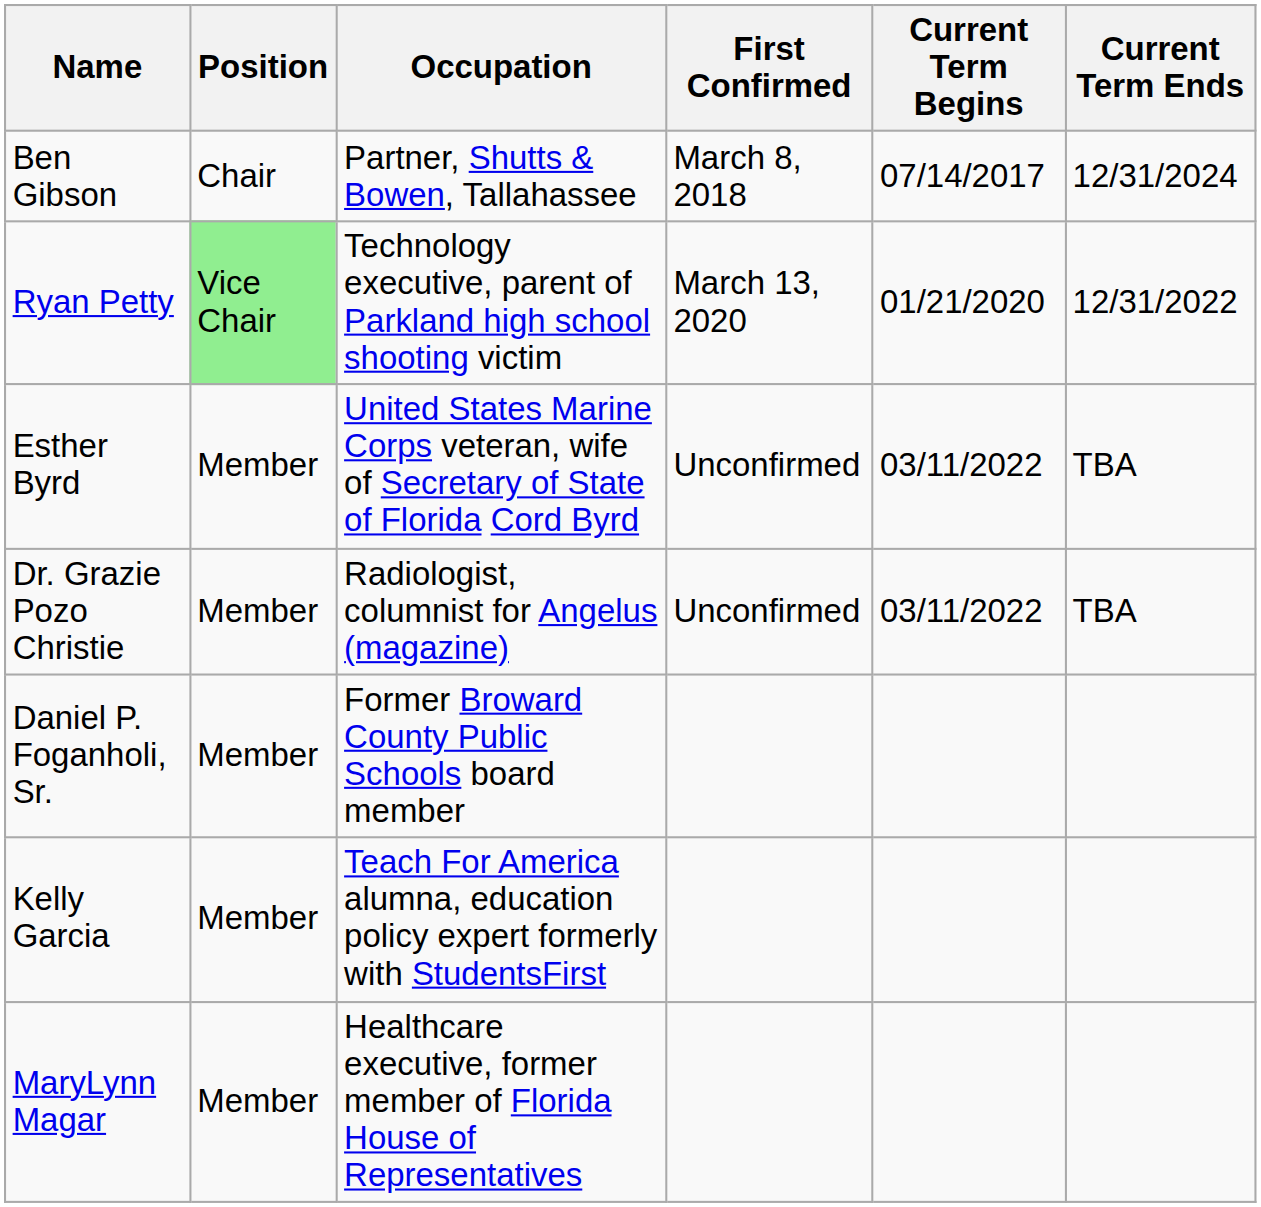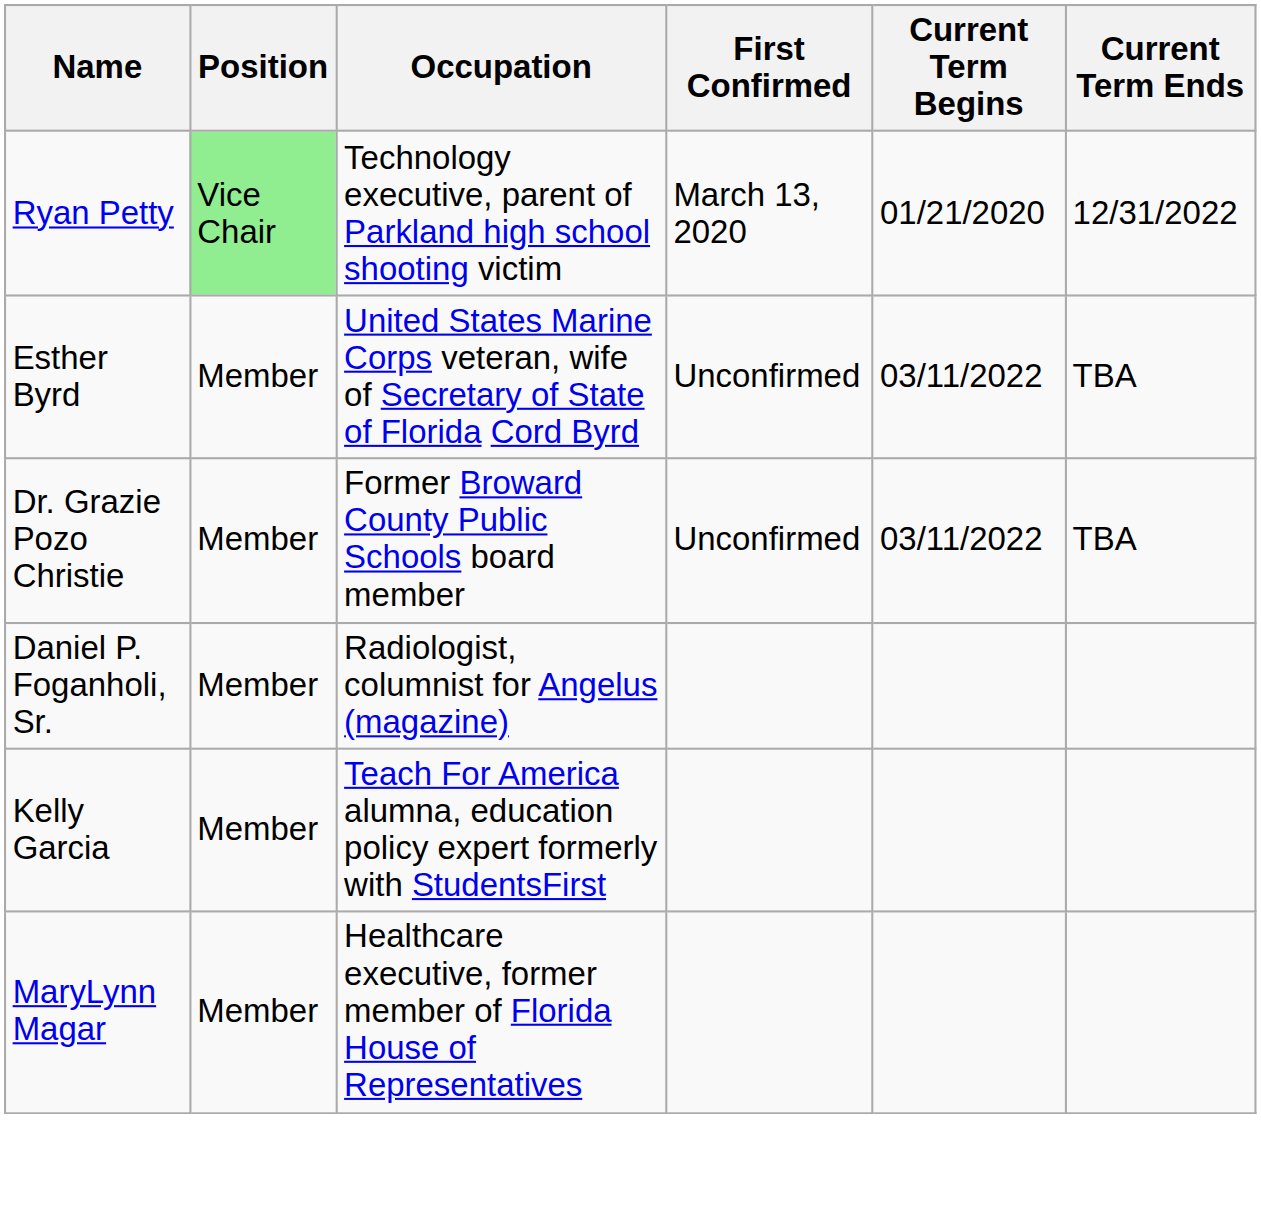- row: (65, 175)
(501, 610) Radiologist, columnist for Angelus (magazine) -> (463, 539) Former Broward County Public Schools board member
(463, 755) Former Broward County Public Schools board member -> (501, 684) Radiologist, columnist for Angelus (magazine)
